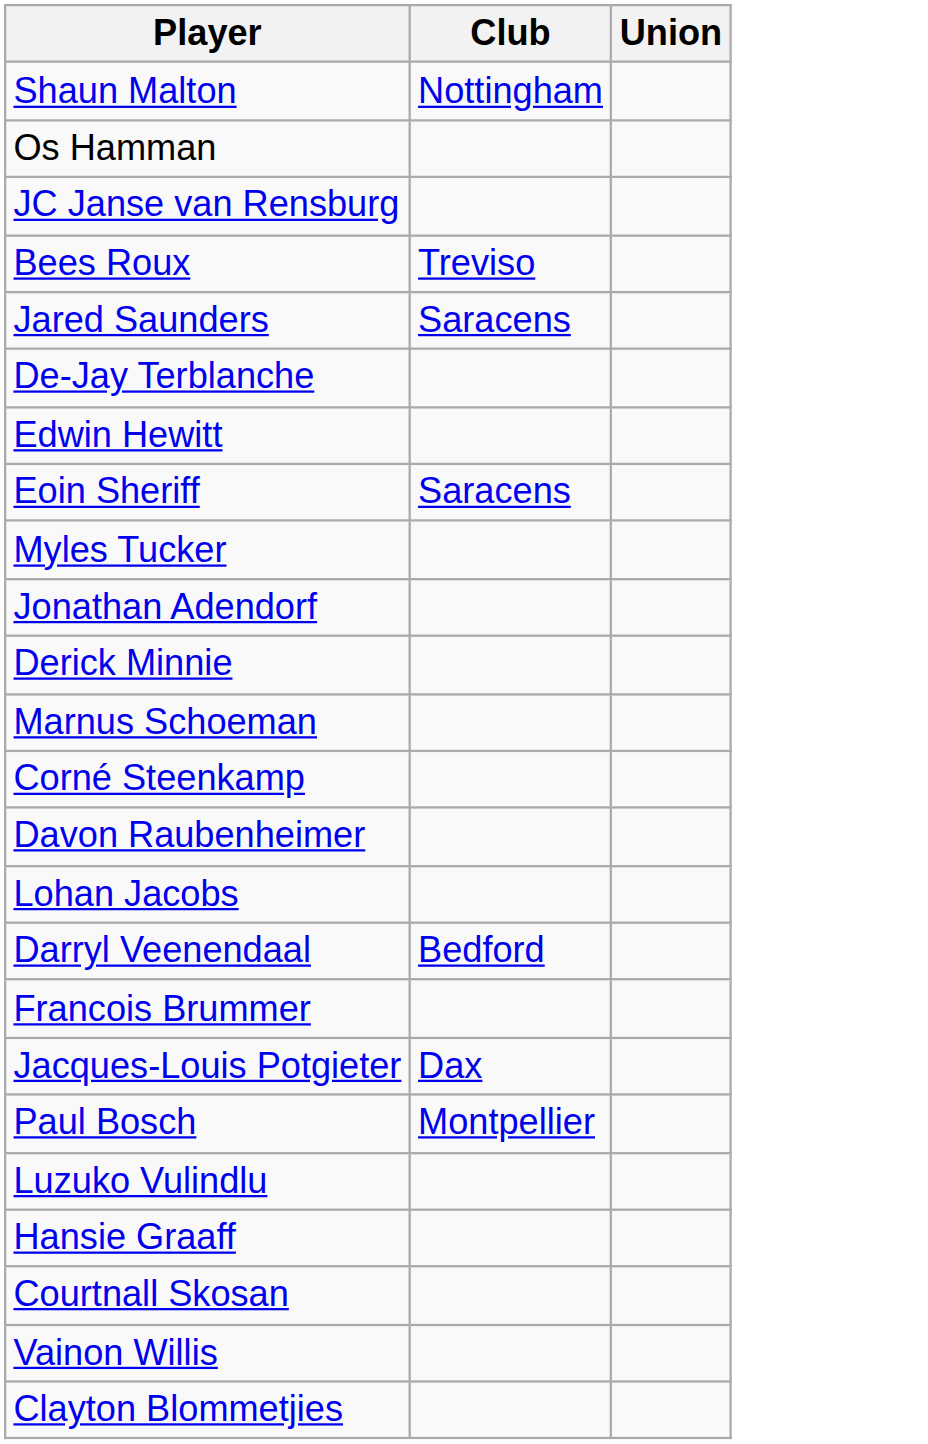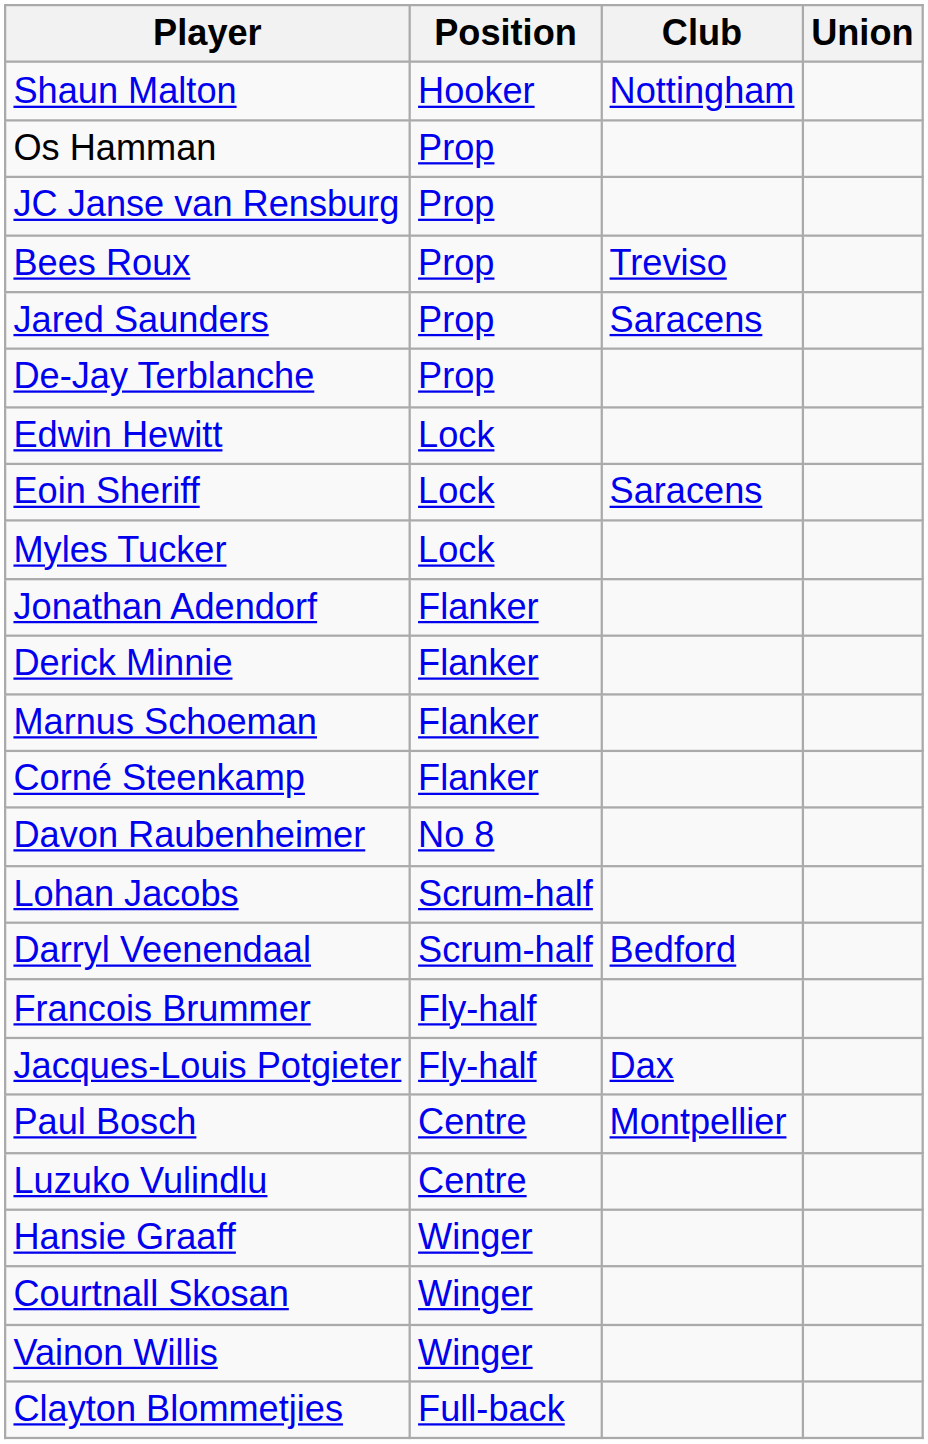+ column: (505, 33)
